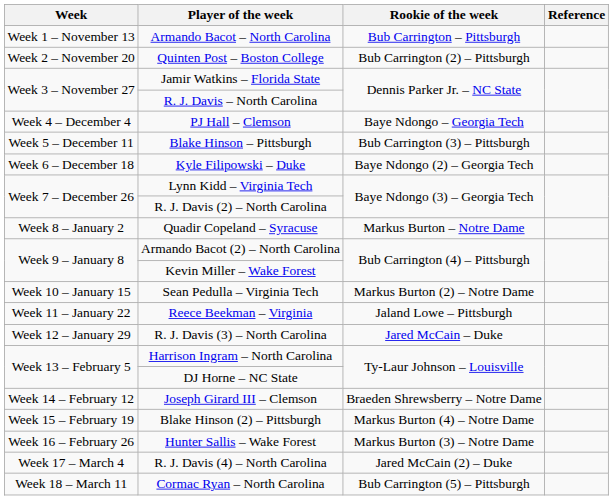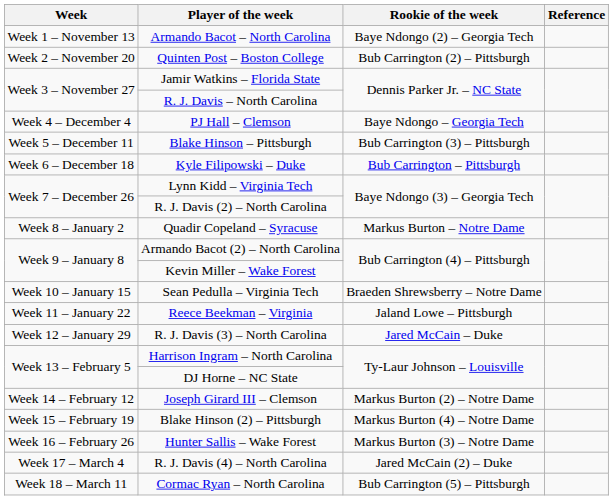(444, 36) Bub Carrington – Pittsburgh -> (444, 36) Baye Ndongo (2) – Georgia Tech
(444, 164) Baye Ndongo (2) – Georgia Tech -> (444, 164) Bub Carrington – Pittsburgh
(444, 292) Markus Burton (2) – Notre Dame -> (444, 292) Braeden Shrewsberry – Notre Dame
(444, 398) Braeden Shrewsberry – Notre Dame -> (444, 398) Markus Burton (2) – Notre Dame
